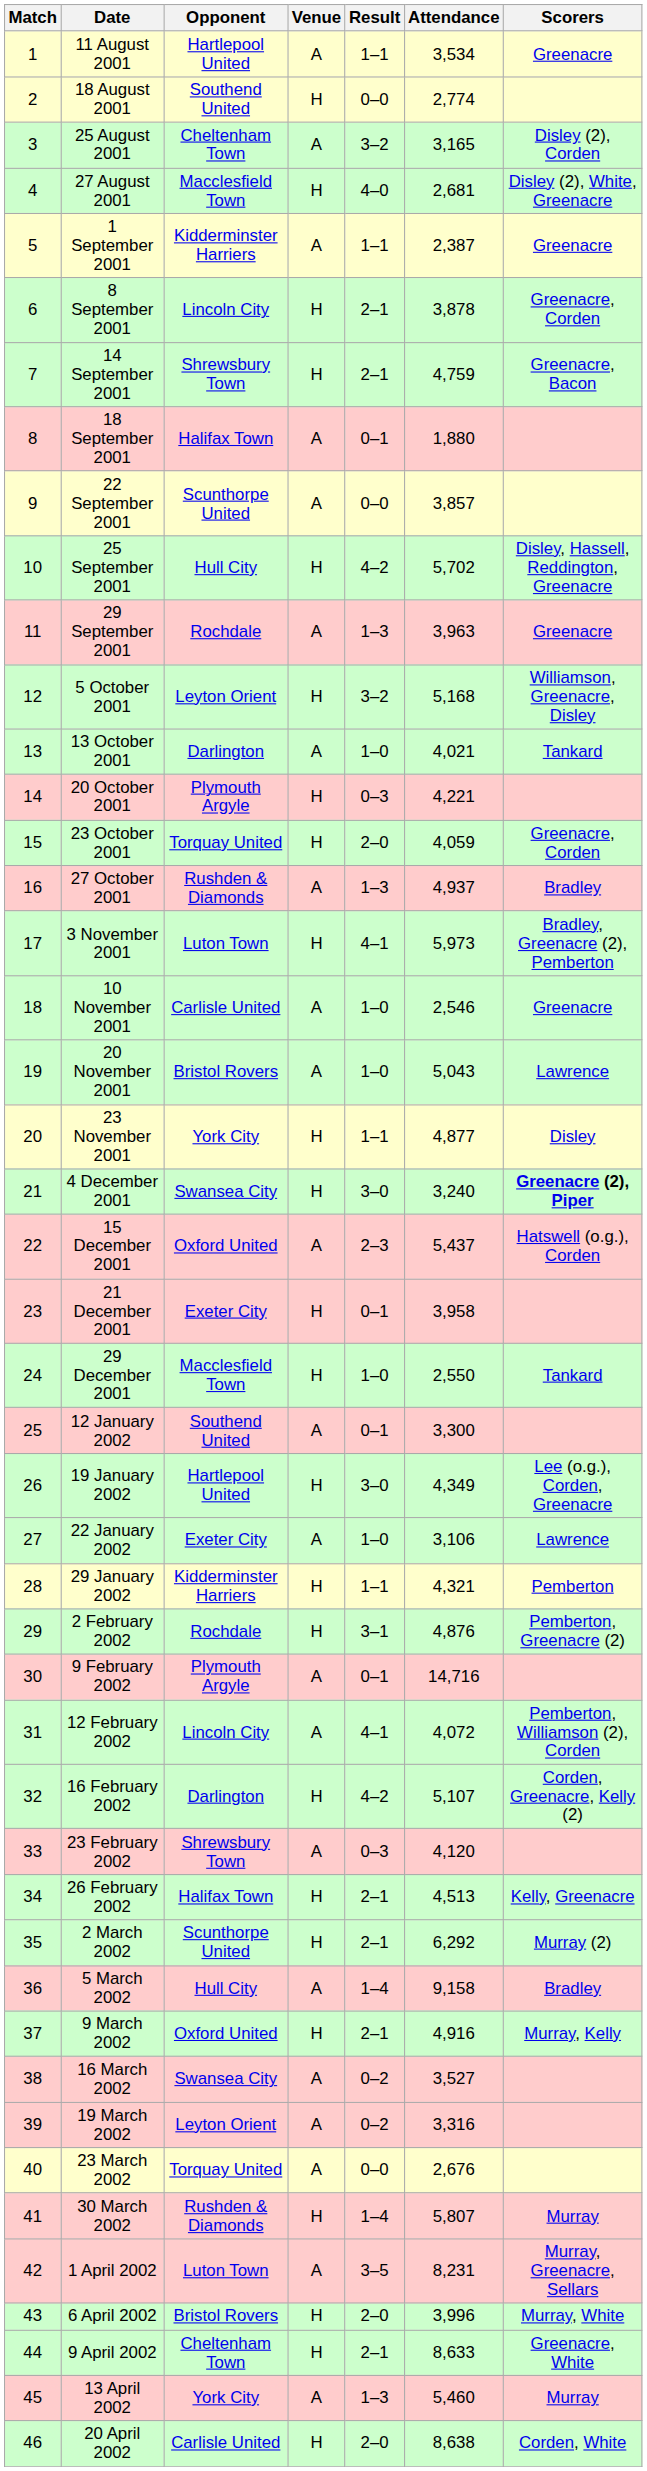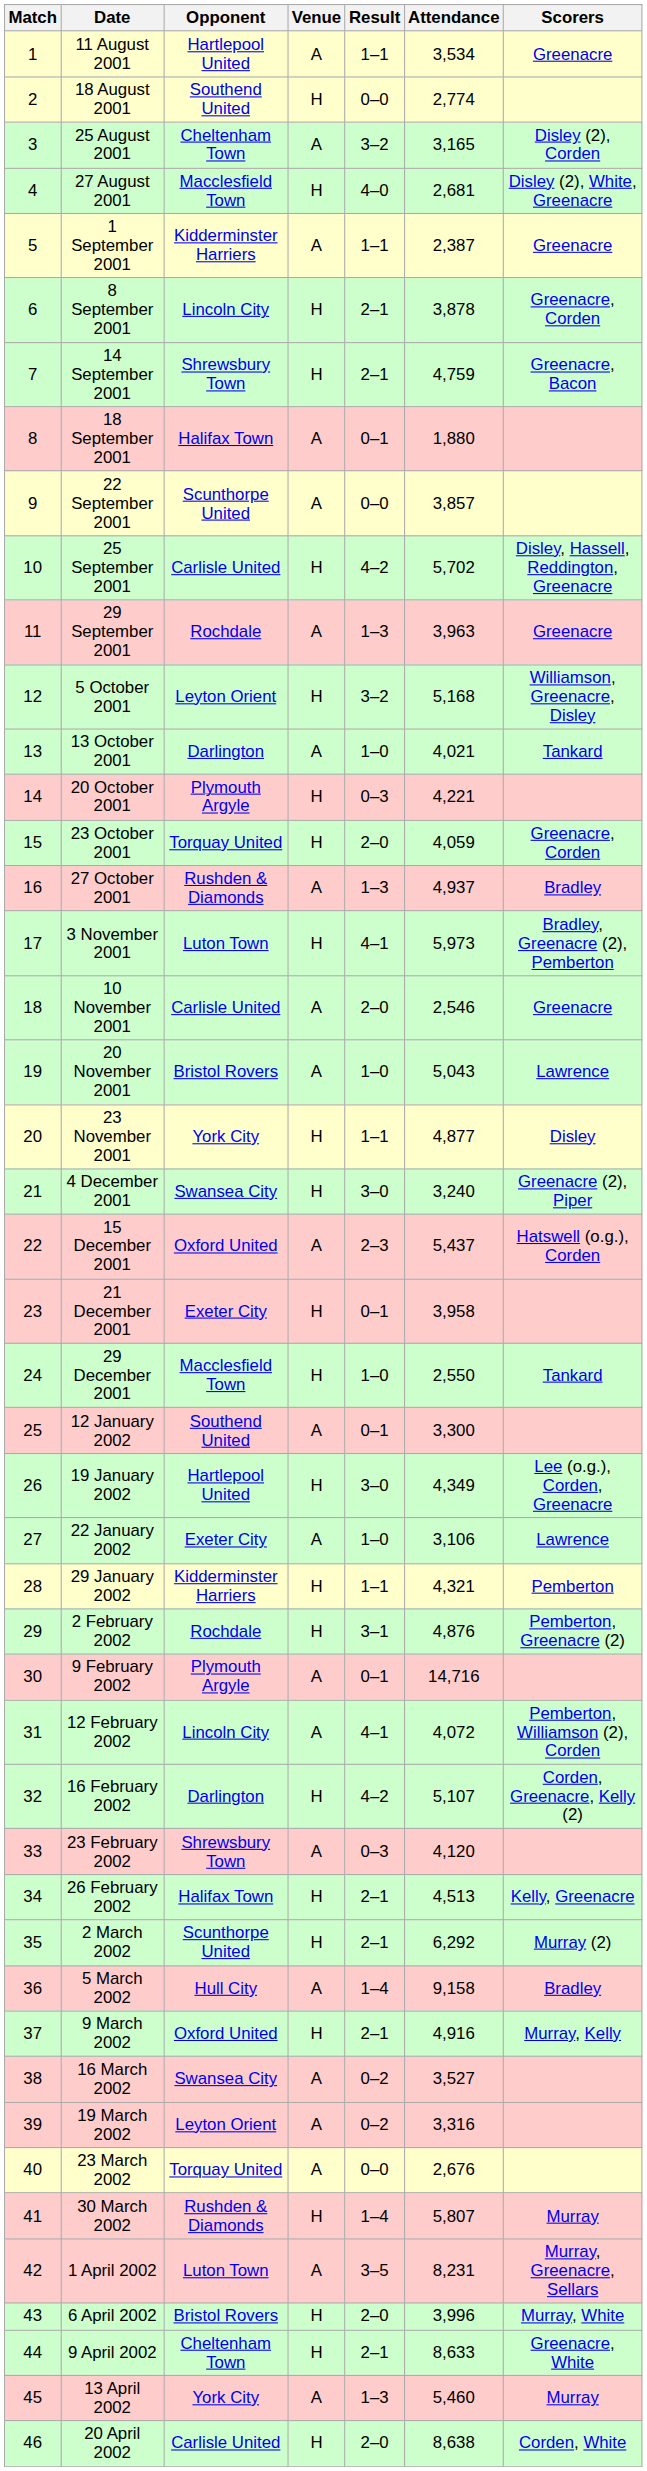(226, 567) Hull City -> (226, 567) Carlisle United
(375, 1007) 1–0 -> (375, 1007) 2–0
(573, 1191) bold -> (573, 1191) normal
